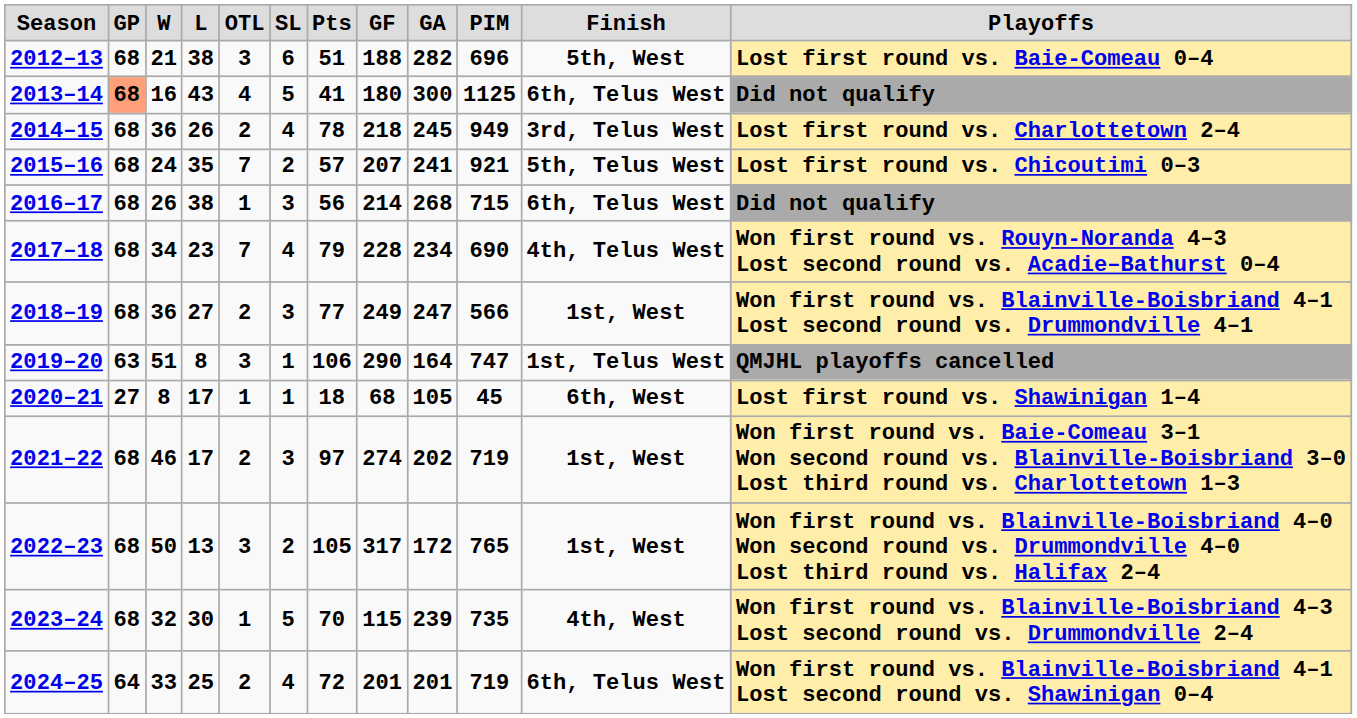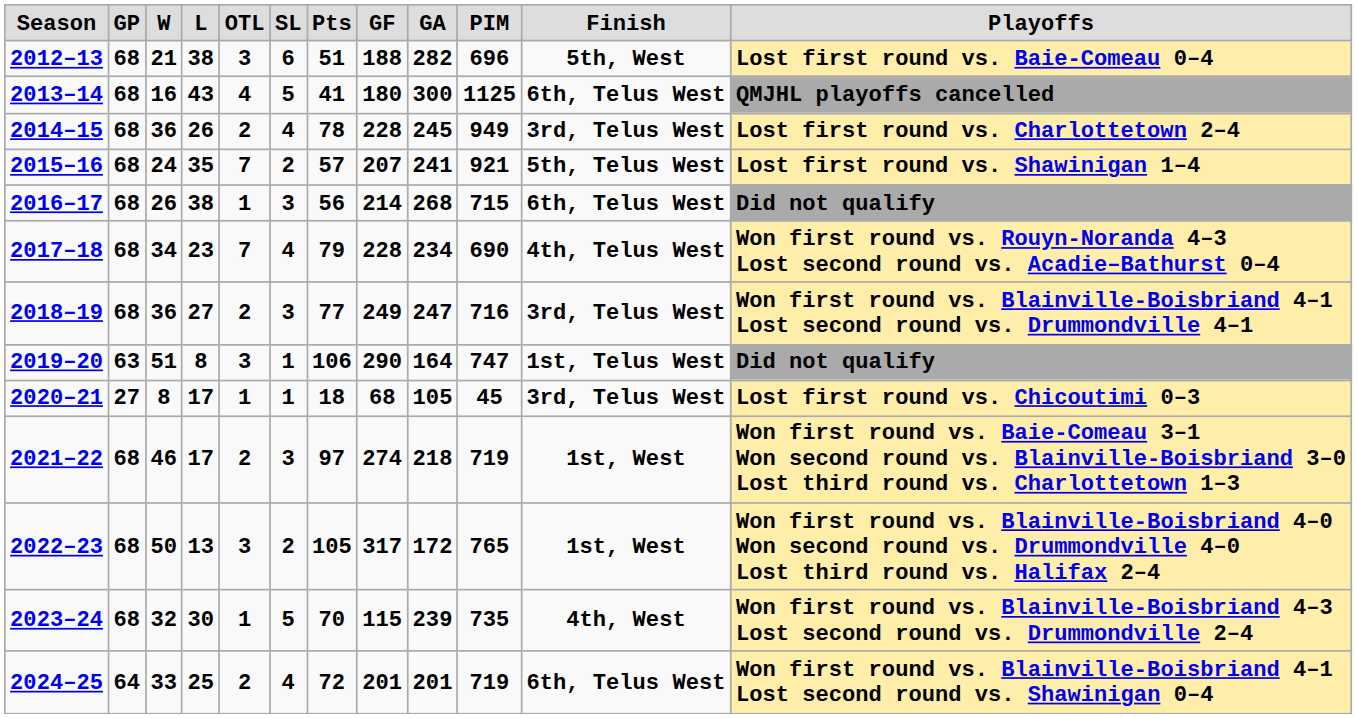(127, 95) lightsalmon background -> (127, 95) no background
(835, 95) Did not qualify -> (895, 95) QMJHL playoffs cancelled
(382, 131) 218 -> (382, 131) 228
(968, 167) Lost first round vs. Chicoutimi 0–3 -> (968, 167) Lost first round vs. Shawinigan 1–4
(489, 313) 566 -> (489, 313) 716
(626, 313) 1st, West -> (626, 313) 3rd, Telus West
(895, 362) QMJHL playoffs cancelled -> (835, 362) Did not qualify
(626, 398) 6th, West -> (626, 398) 3rd, Telus West
(968, 398) Lost first round vs. Shawinigan 1–4 -> (968, 398) Lost first round vs. Chicoutimi 0–3
(433, 460) 202 -> (433, 460) 218
